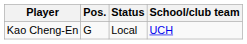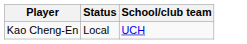- column: (95, 13)
